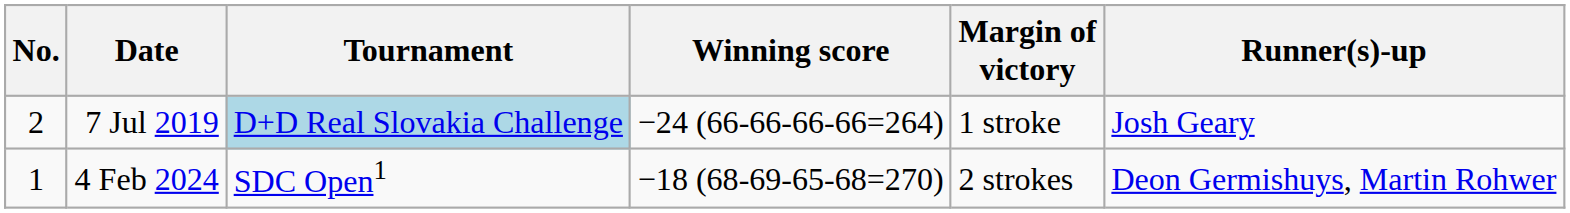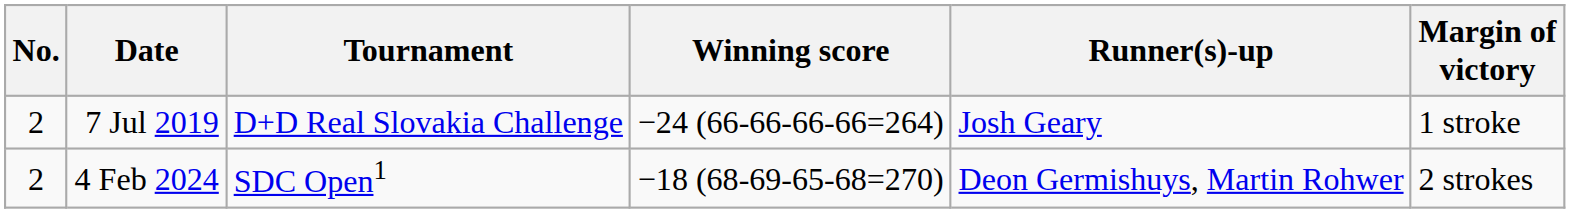columns swapped: (1027, 50) <-> (1334, 50)
(428, 121) lightblue background -> (428, 121) no background
(36, 178) 1 -> (36, 178) 2
